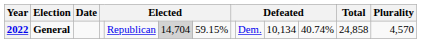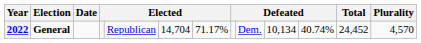(175, 30) lightgrey background -> (175, 30) no background
(212, 30) 59.15% -> (212, 30) 71.17%
(354, 30) 24,858 -> (354, 30) 24,452
